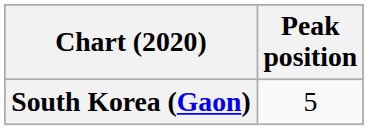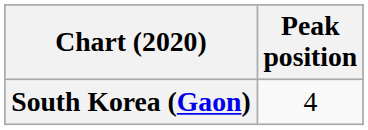(310, 101) 5 -> (310, 101) 4
